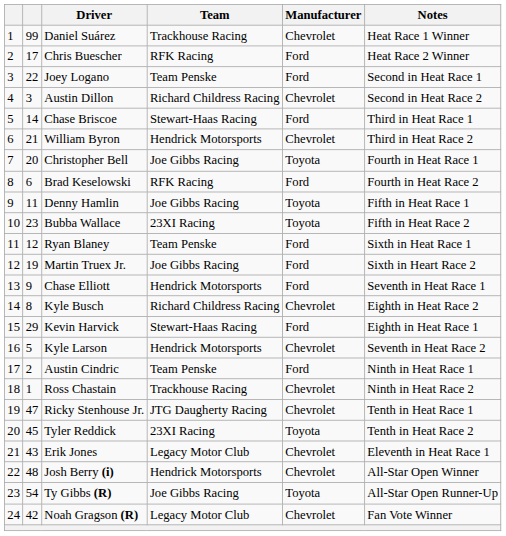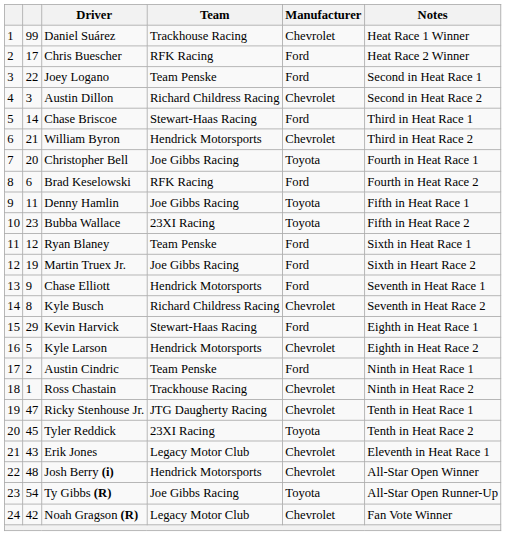(423, 306) Eighth in Heat Race 2 -> (426, 306) Seventh in Heat Race 2
(426, 347) Seventh in Heat Race 2 -> (423, 347) Eighth in Heat Race 2
